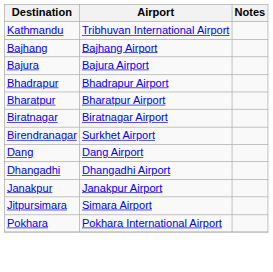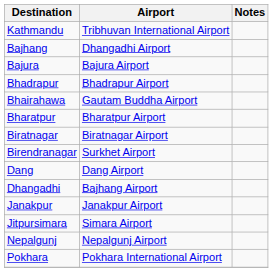(120, 48) Bajhang Airport -> (126, 48) Dhangadhi Airport
+ row: (36, 100)
(126, 170) Dhangadhi Airport -> (120, 188) Bajhang Airport
+ row: (32, 240)
